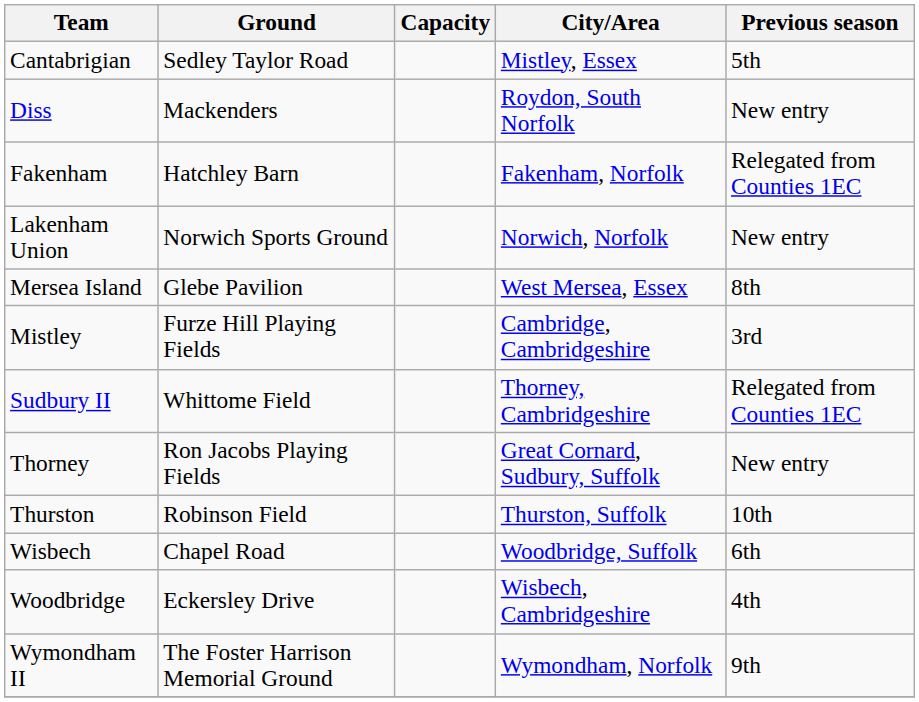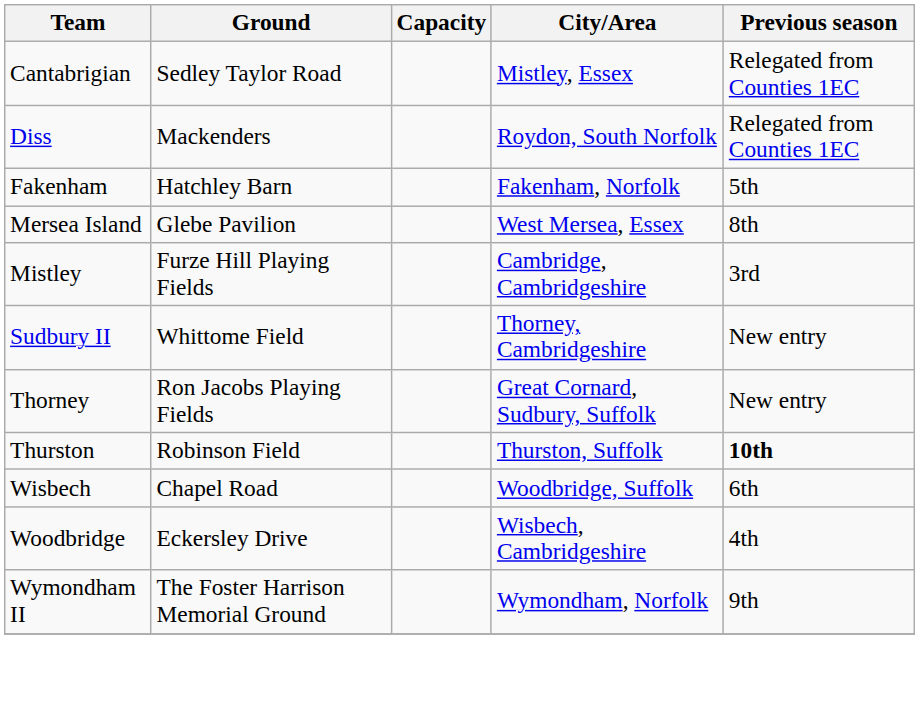(746, 60) 5th -> (801, 73) Relegated from Counties 1EC
(780, 110) New entry -> (801, 136) Relegated from Counties 1EC
(803, 173) Relegated from Counties 1EC -> (744, 186) 5th
- row: (59, 236)
(803, 400) Relegated from Counties 1EC -> (778, 337) New entry
(752, 514) normal -> (751, 450) bold
